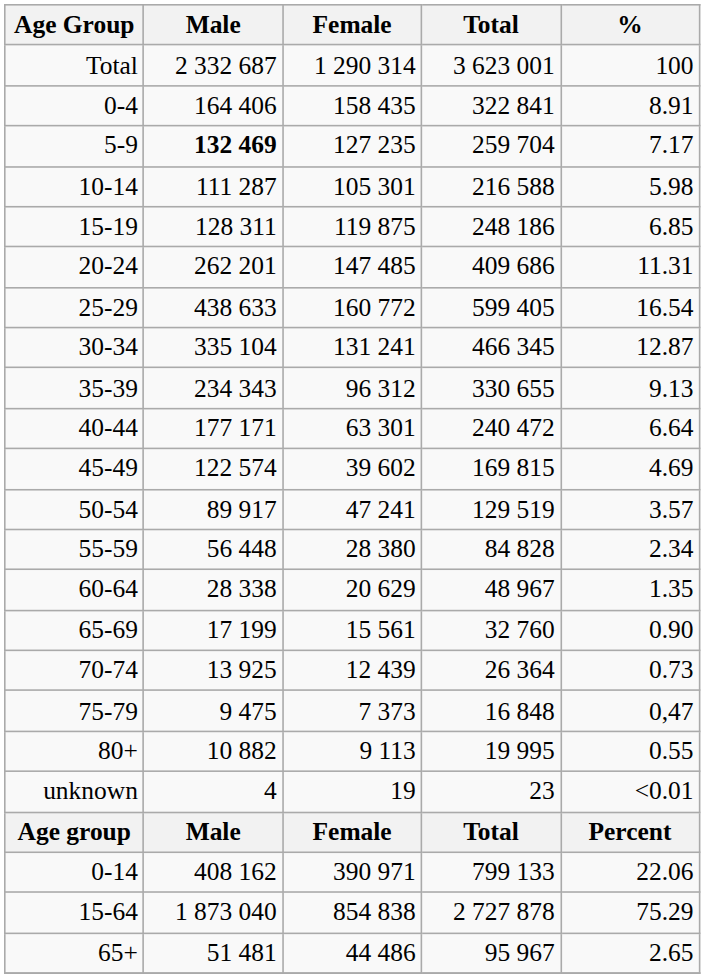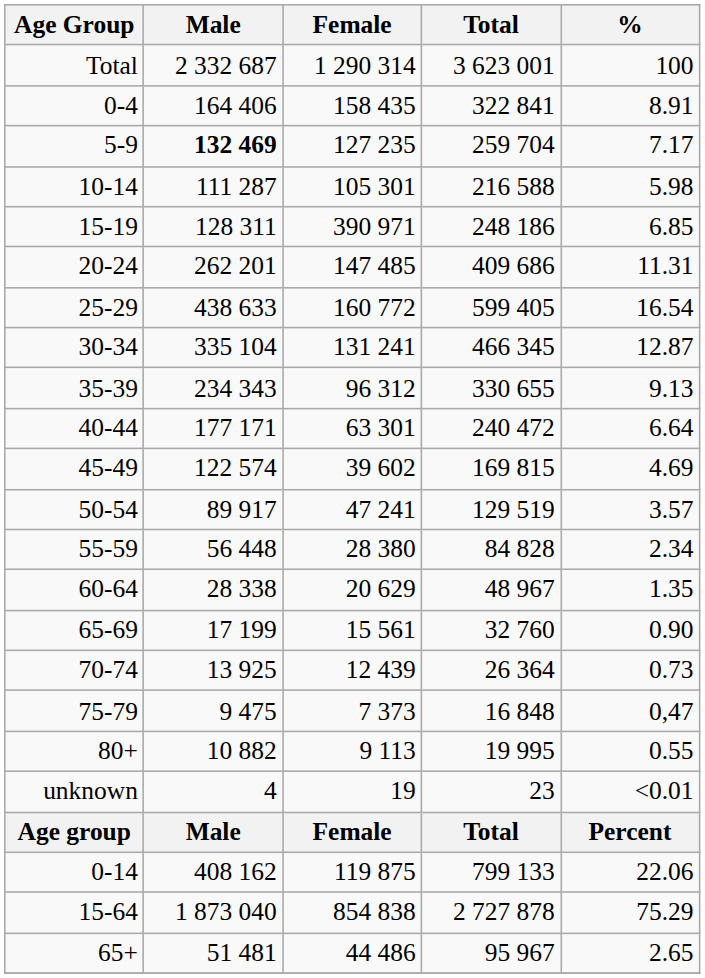(375, 226) 119 875 -> (374, 226) 390 971
(374, 871) 390 971 -> (375, 871) 119 875
